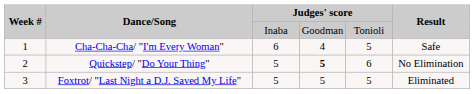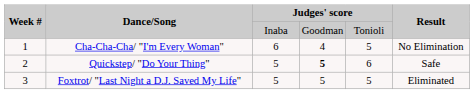(431, 46) Safe -> (431, 46) No Elimination
(431, 63) No Elimination -> (431, 63) Safe
